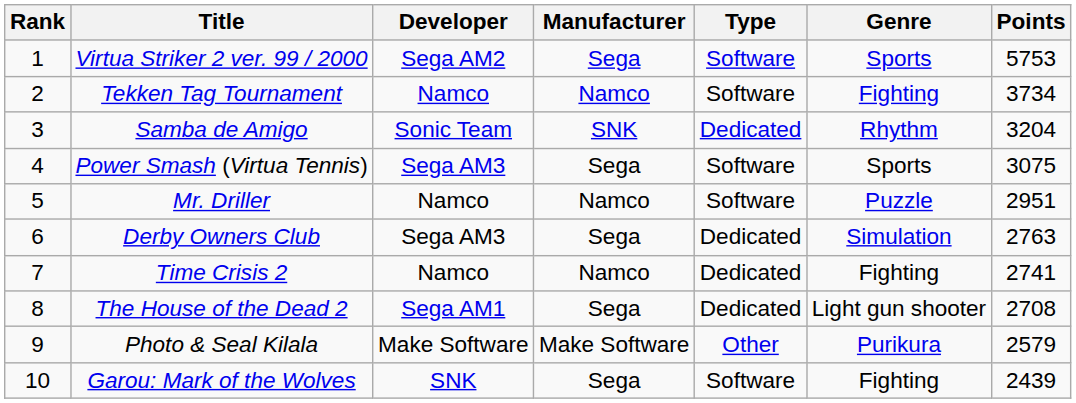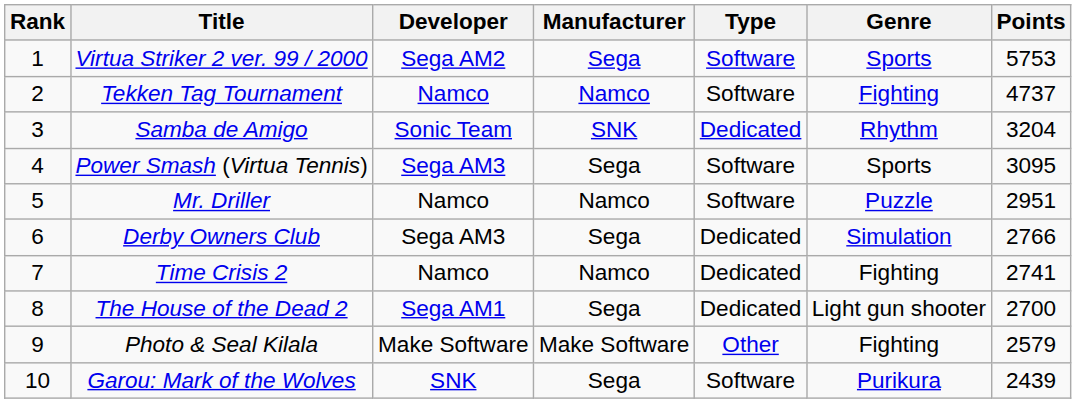(1031, 93) 3734 -> (1031, 93) 4737
(1031, 165) 3075 -> (1031, 165) 3095
(1031, 237) 2763 -> (1031, 237) 2766
(1031, 308) 2708 -> (1031, 308) 2700
(899, 344) Purikura -> (899, 344) Fighting
(899, 380) Fighting -> (899, 380) Purikura
